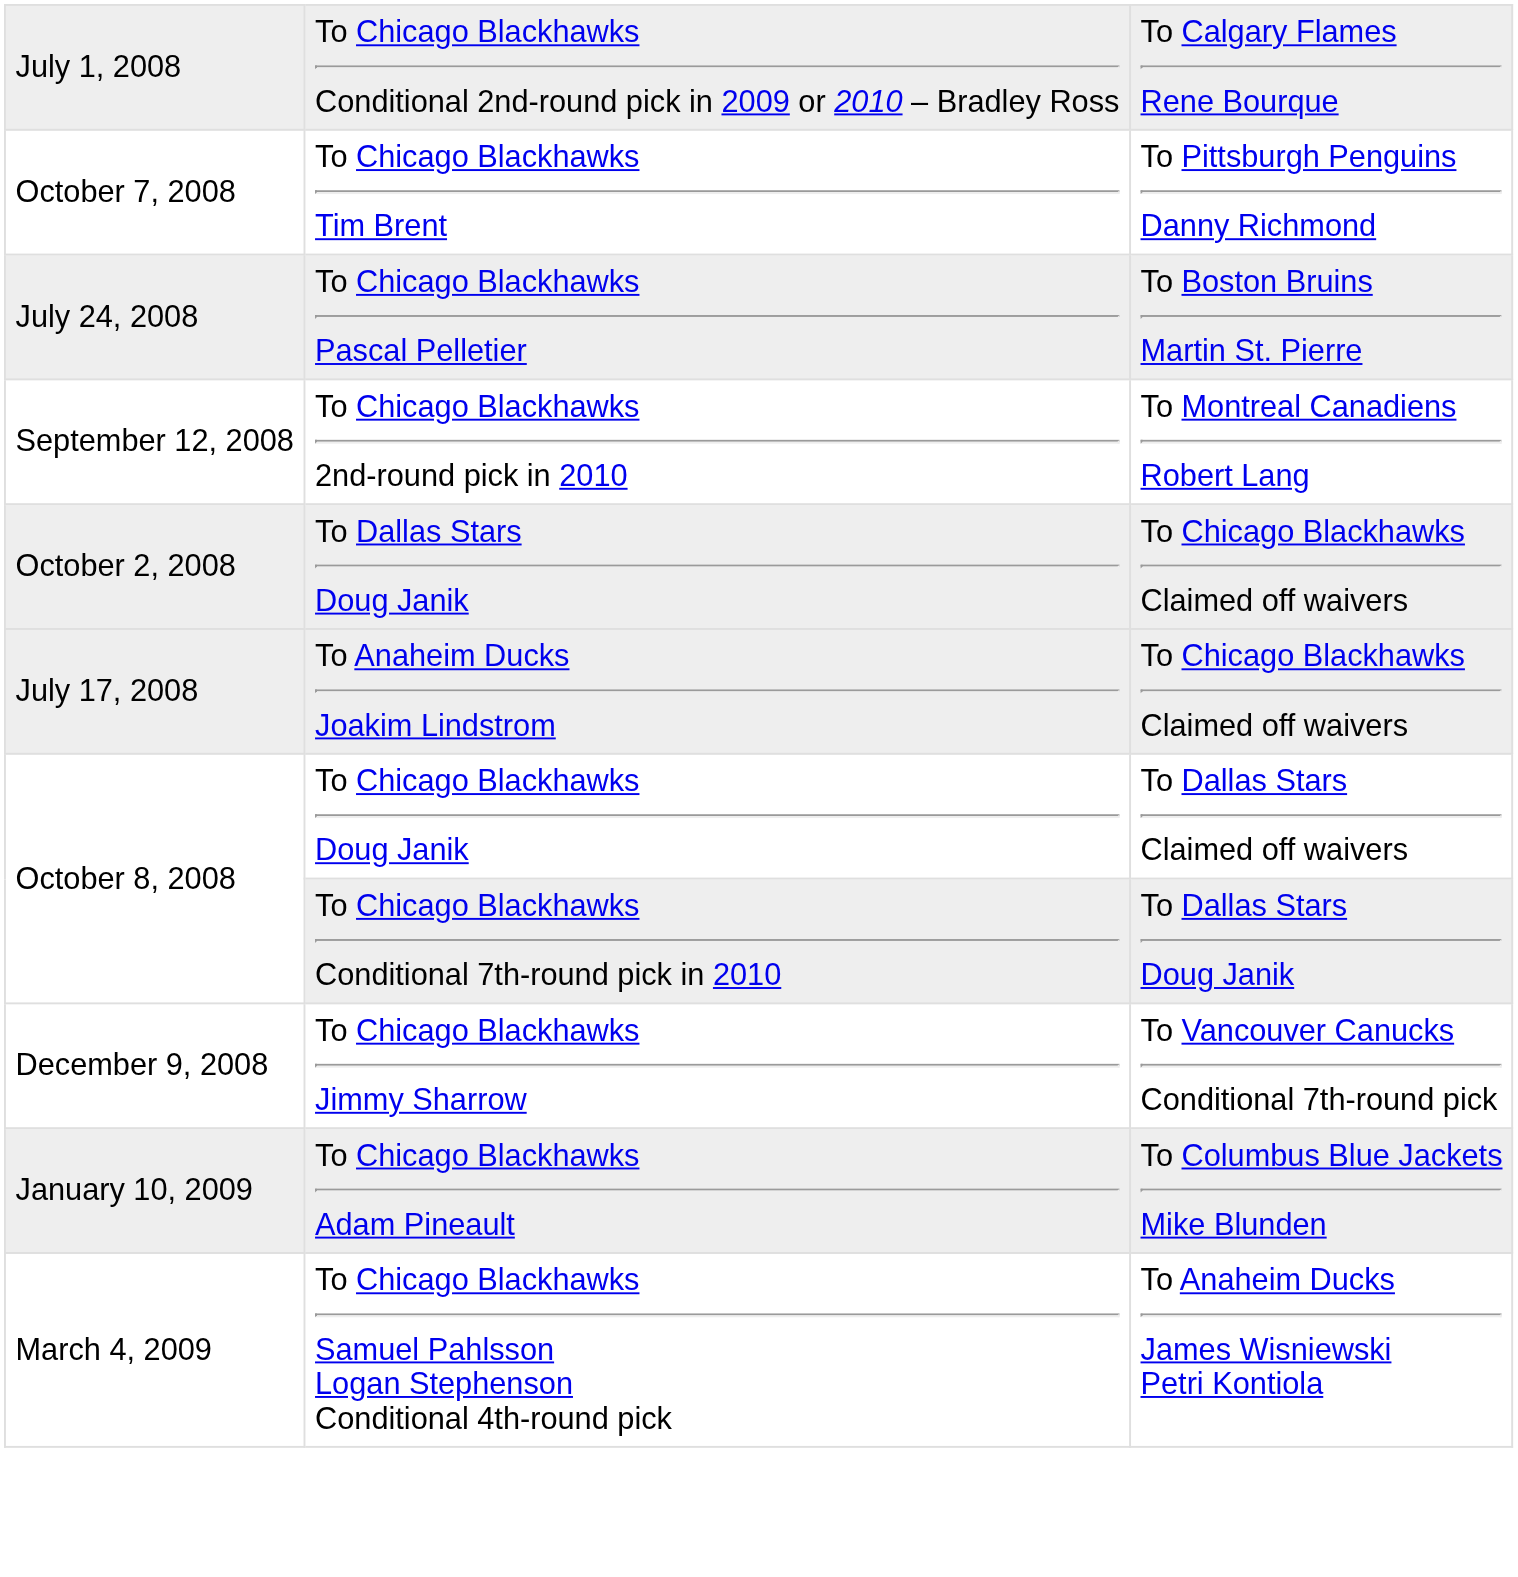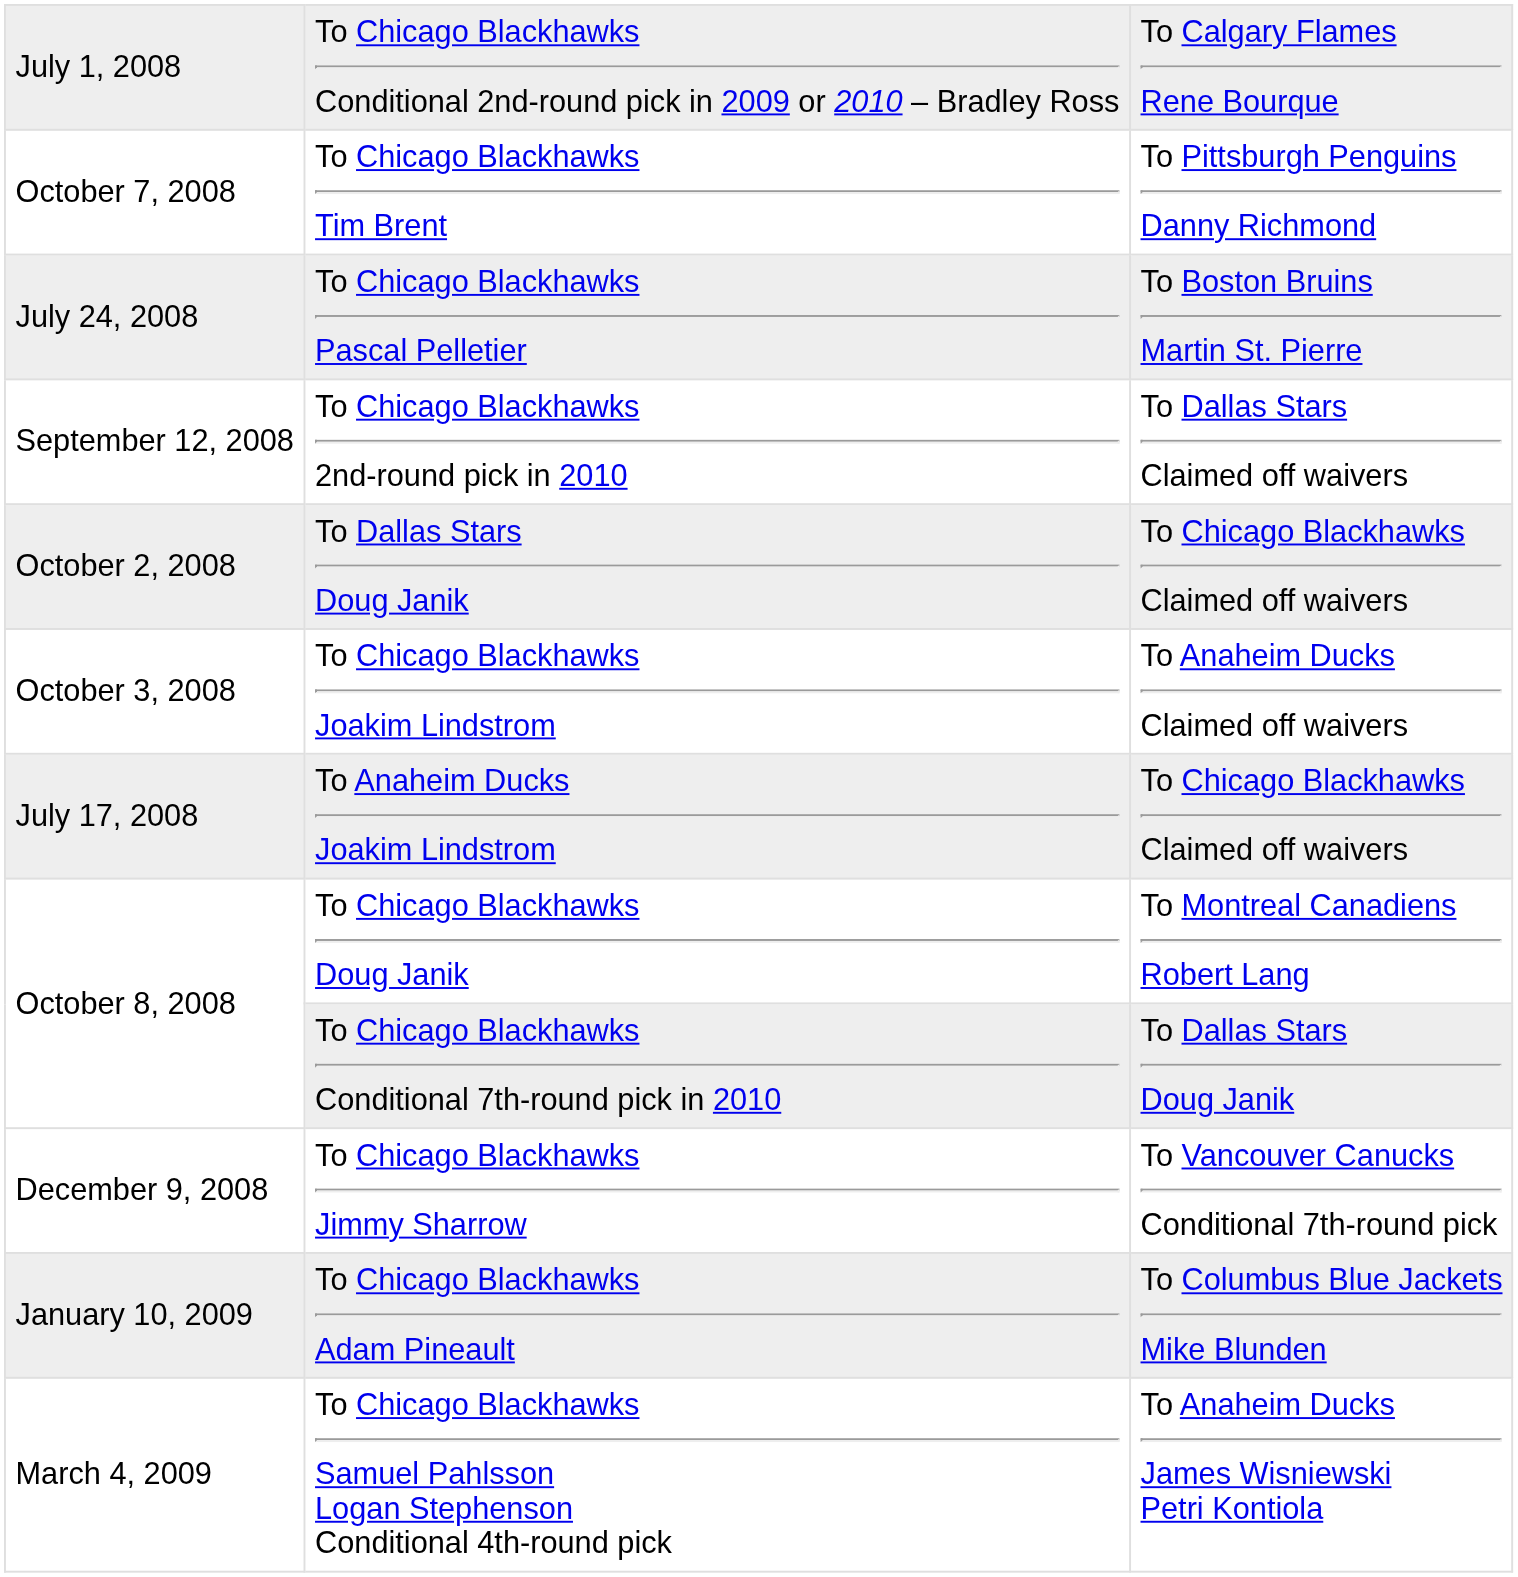(1322, 441) To Montreal Canadiens Robert Lang -> (1322, 441) To Dallas Stars Claimed off waivers
+ row: (717, 690)
(1322, 815) To Dallas Stars Claimed off waivers -> (1322, 940) To Montreal Canadiens Robert Lang
